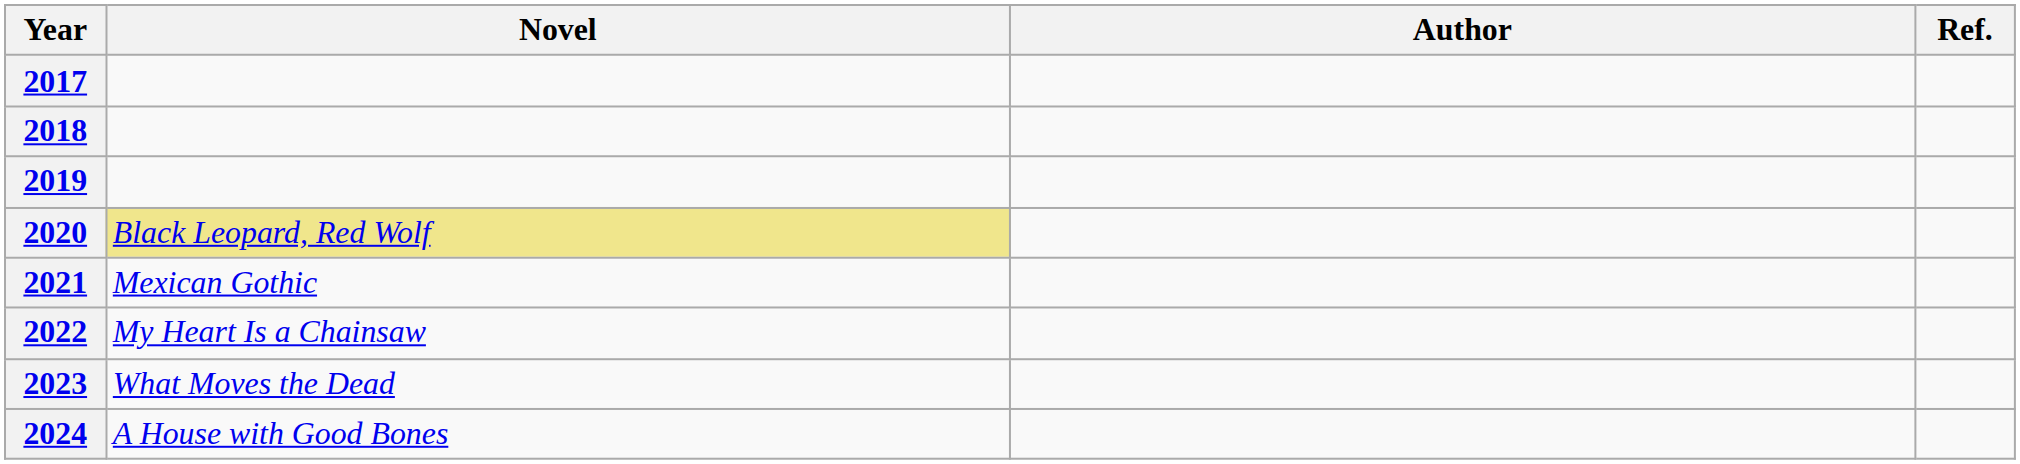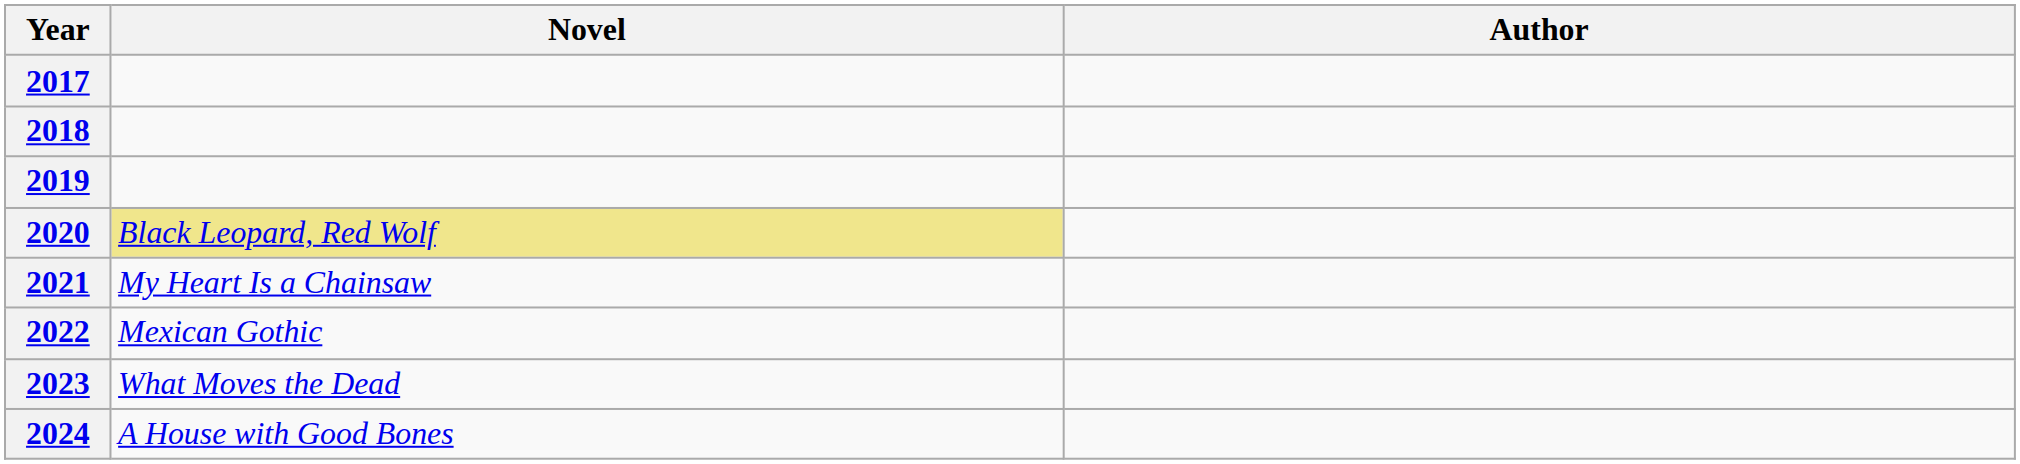- column: (1965, 29)
(215, 282) Mexican Gothic -> (275, 282) My Heart Is a Chainsaw
(269, 332) My Heart Is a Chainsaw -> (220, 332) Mexican Gothic
